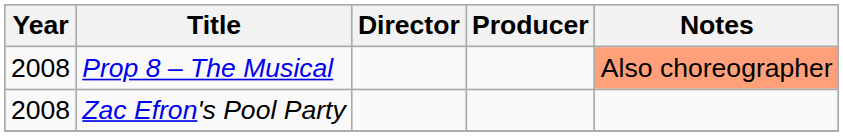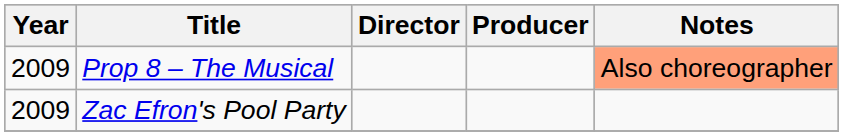(40, 67) 2008 -> (40, 67) 2009
(40, 109) 2008 -> (40, 109) 2009
